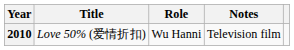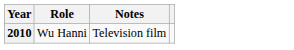- column: (91, 14)
